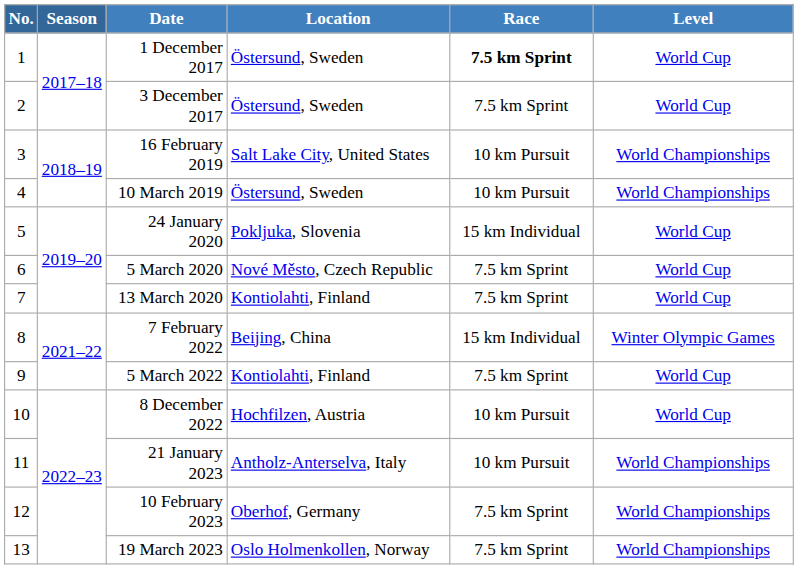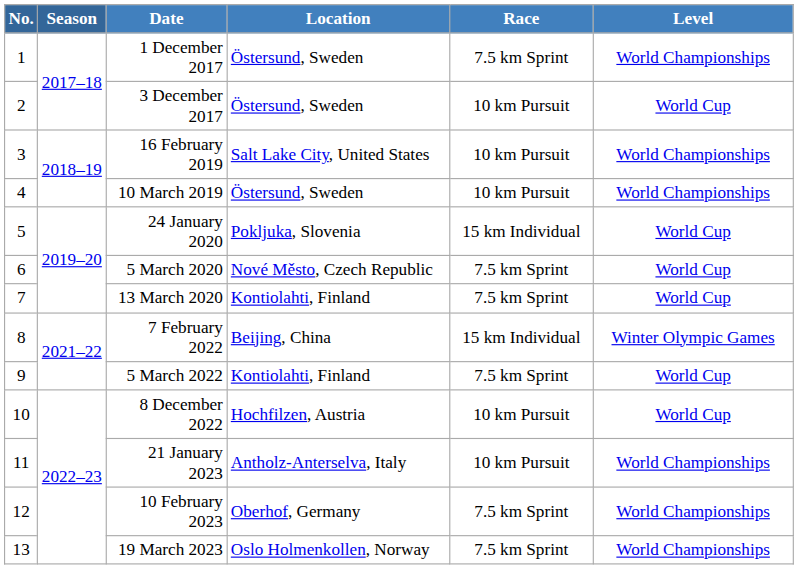(521, 57) bold -> (521, 57) normal
(693, 57) World Cup -> (693, 57) World Championships
(521, 105) 7.5 km Sprint -> (521, 105) 10 km Pursuit
